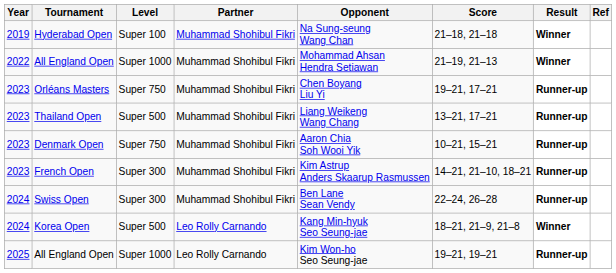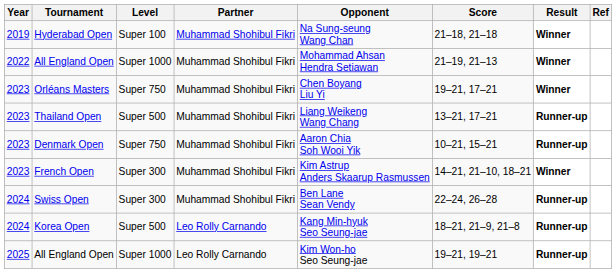(562, 90) Runner-up -> (553, 90) Winner
(562, 172) Runner-up -> (553, 172) Winner
(553, 227) Winner -> (562, 227) Runner-up
